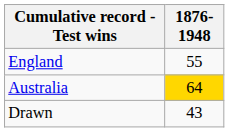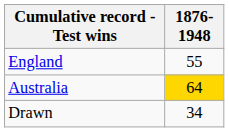(194, 113) 43 -> (194, 113) 34
